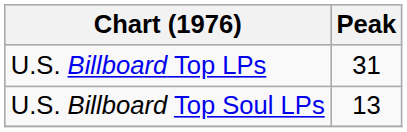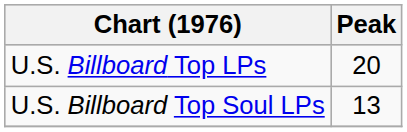(366, 65) 31 -> (366, 65) 20
